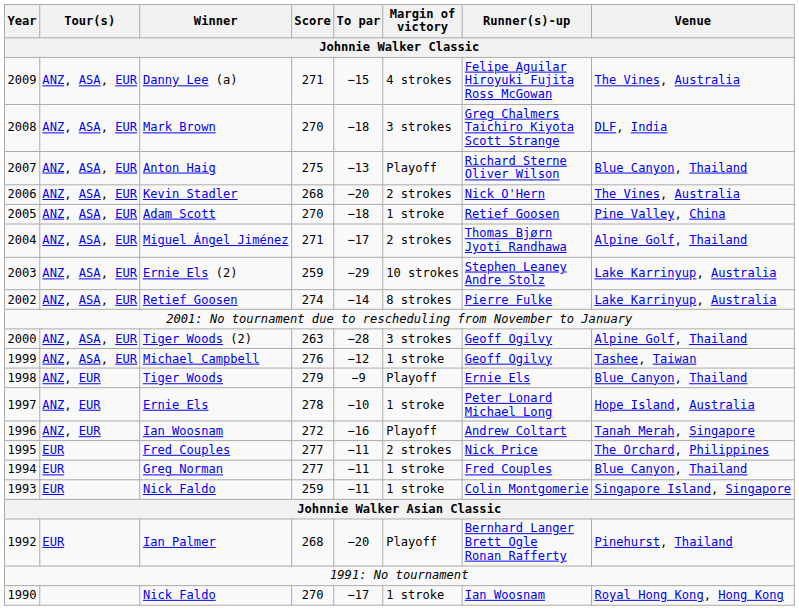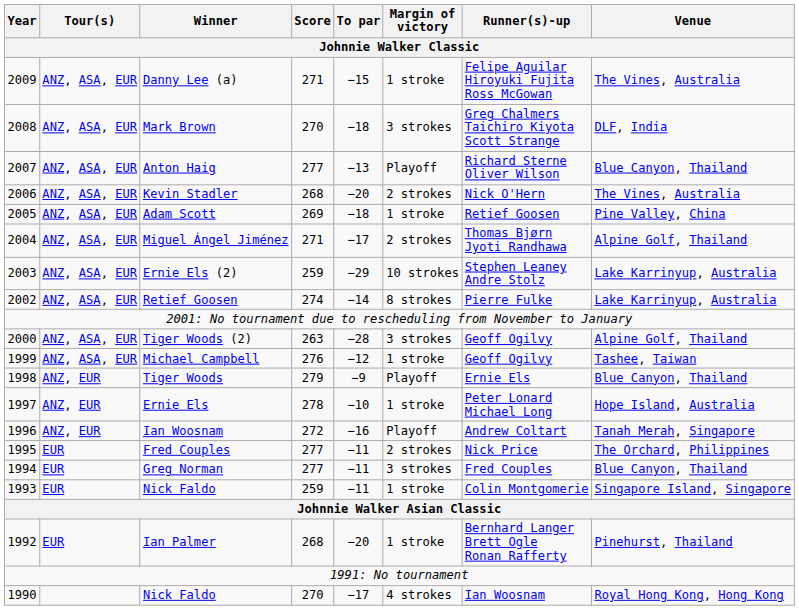(419, 81) 4 strokes -> (415, 81) 1 stroke
(313, 168) 275 -> (313, 168) 277
(313, 214) 270 -> (313, 214) 269
(415, 470) 1 stroke -> (419, 470) 3 strokes
(412, 543) Playoff -> (415, 543) 1 stroke
(415, 595) 1 stroke -> (419, 595) 4 strokes
